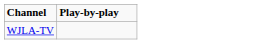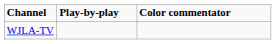+ column: (185, 13)
